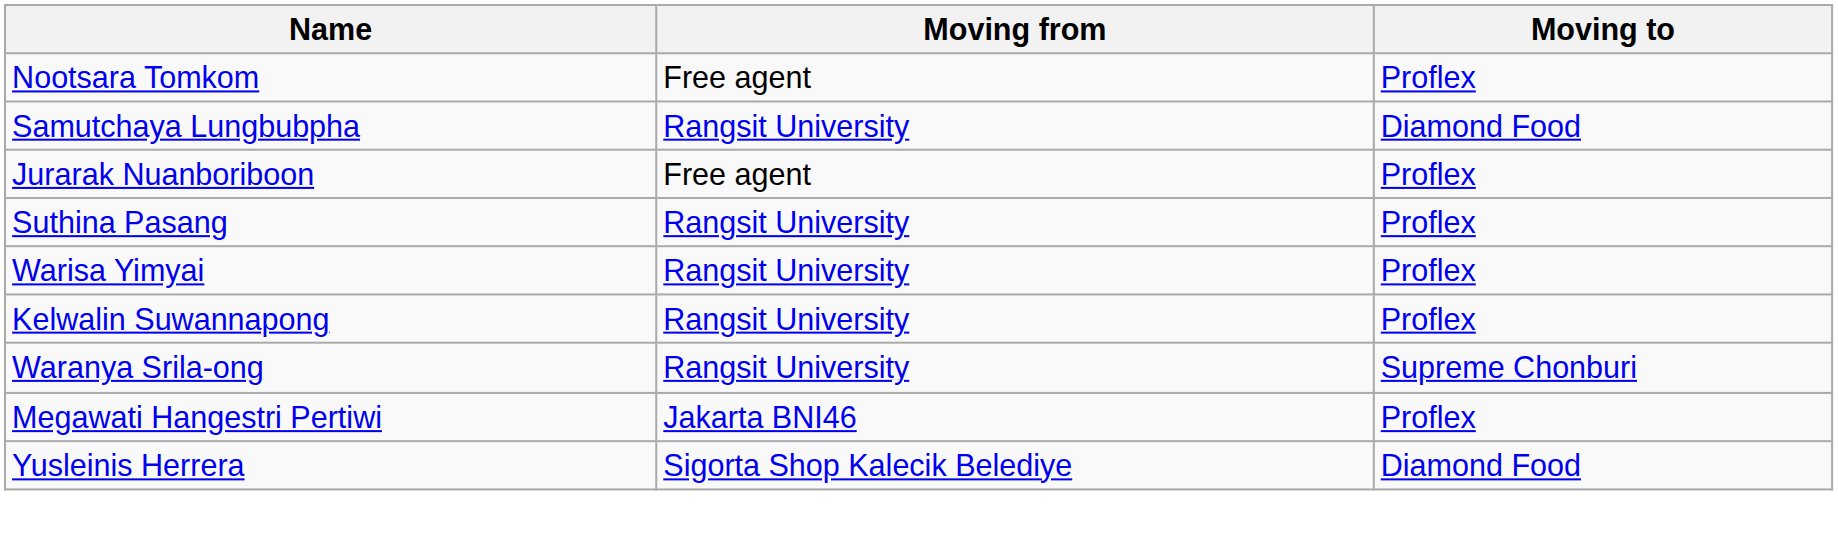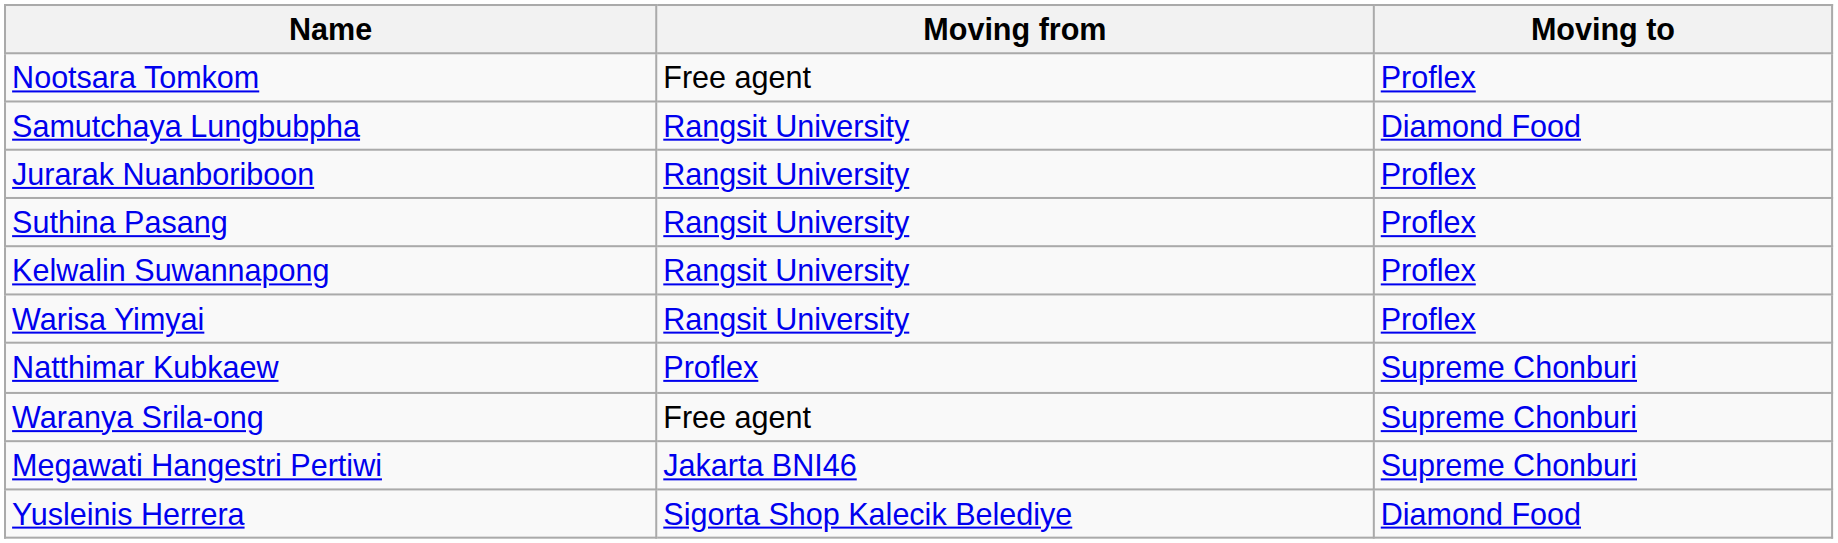(737, 174) Free agent -> (786, 174) Rangsit University
rows swapped: (108, 271) <-> (171, 320)
+ row: (145, 368)
(786, 368) Rangsit University -> (737, 416) Free agent
(1428, 416) Proflex -> (1509, 465) Supreme Chonburi
